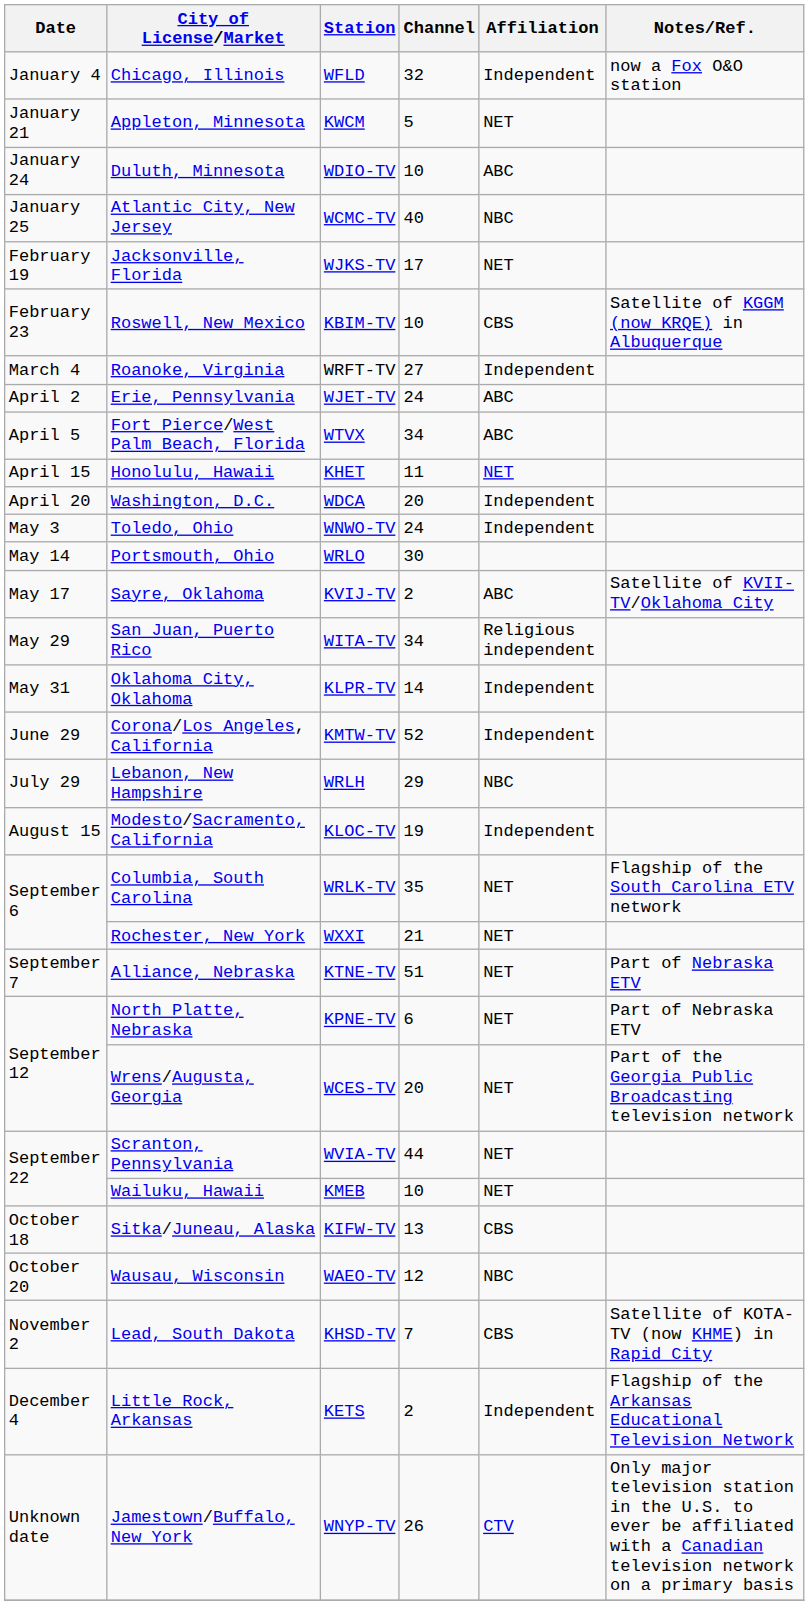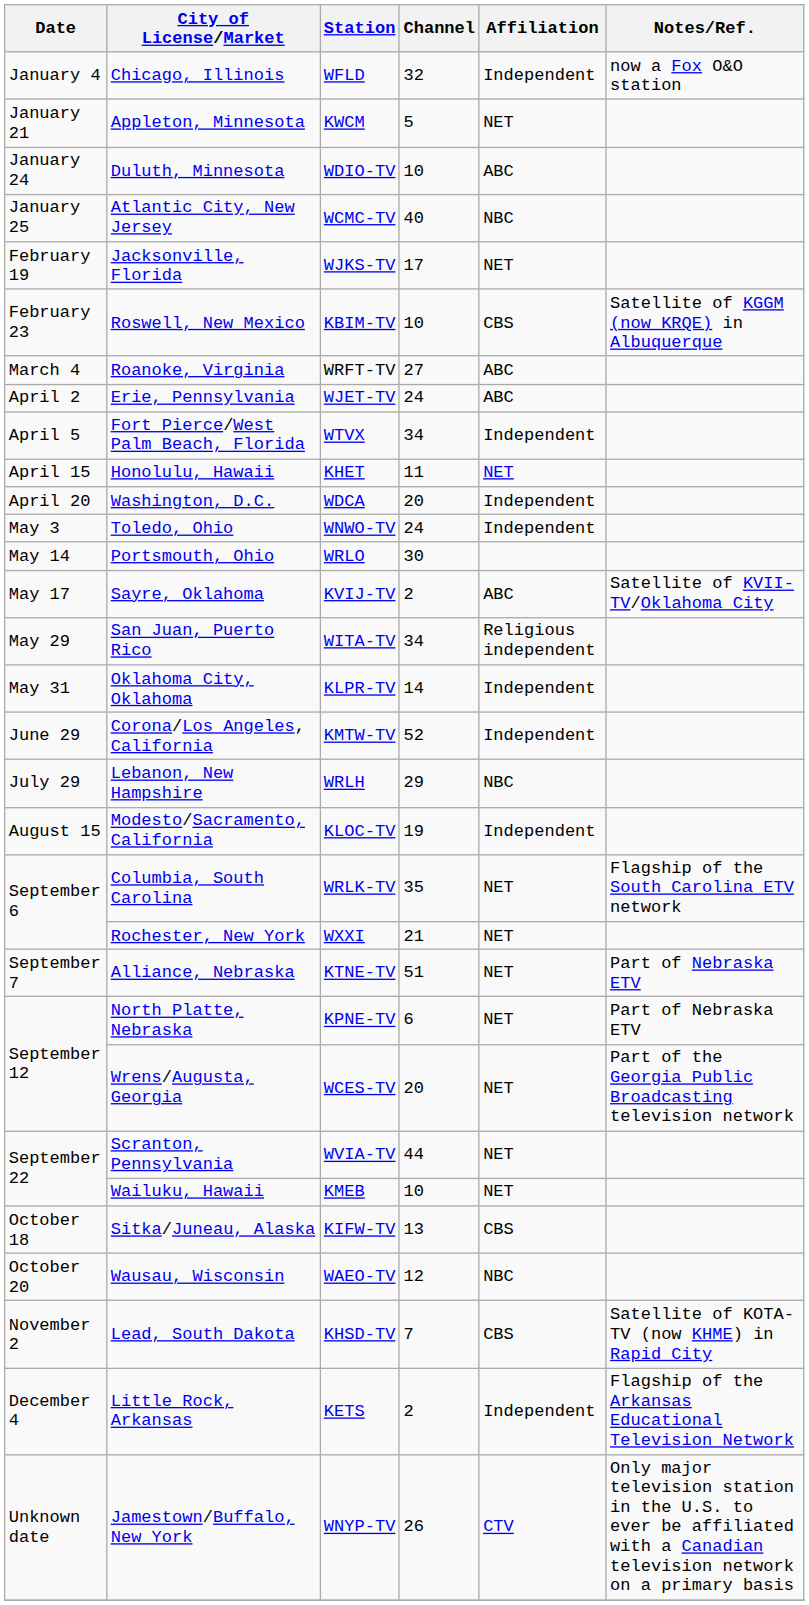(539, 370) Independent -> (498, 370) ABC
(498, 435) ABC -> (539, 435) Independent
